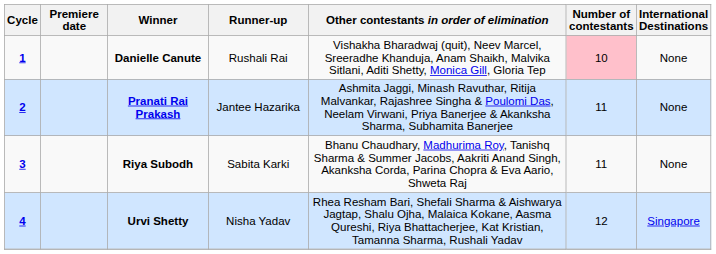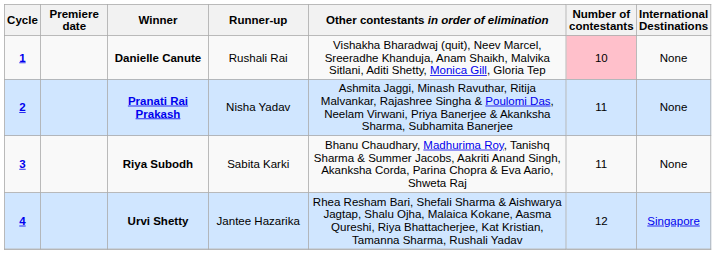(258, 108) Jantee Hazarika -> (258, 108) Nisha Yadav
(258, 221) Nisha Yadav -> (258, 221) Jantee Hazarika
